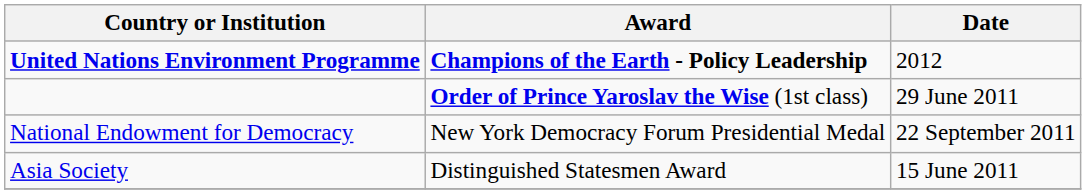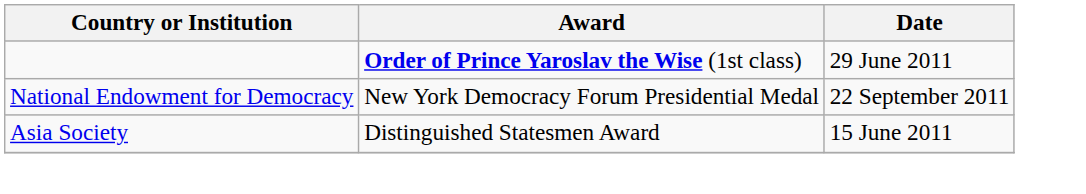- row: (215, 59)
